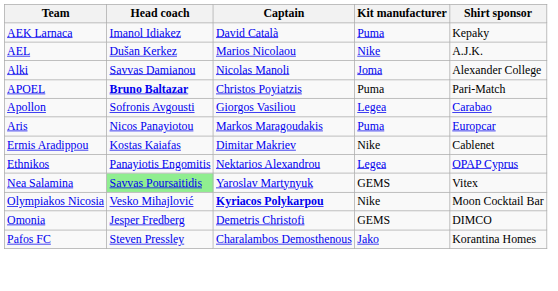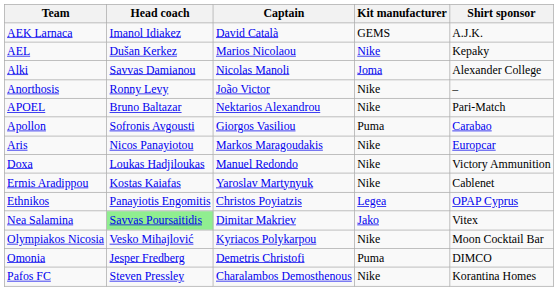(371, 32) Puma -> (374, 32) GEMS
(471, 32) Kepaky -> (468, 32) A.J.K.
(468, 51) A.J.K. -> (471, 51) Kepaky
+ row: (33, 88)
(149, 88) bold -> (146, 107) normal
(259, 88) Christos Poyiatzis -> (268, 107) Nektarios Alexandrou
(371, 88) Puma -> (369, 107) Nike
(372, 107) Legea -> (371, 126) Puma
(371, 126) Puma -> (369, 145) Nike
+ row: (20, 164)
(256, 145) Dimitar Makriev -> (265, 182) Yaroslav Martynyuk
(268, 164) Nektarios Alexandrou -> (259, 201) Christos Poyiatzis
(265, 182) Yaroslav Martynyuk -> (256, 220) Dimitar Makriev
(374, 182) GEMS -> (368, 220) Jako
(270, 201) bold -> (266, 239) normal
(374, 220) GEMS -> (371, 257) Puma
(368, 239) Jako -> (369, 276) Nike
